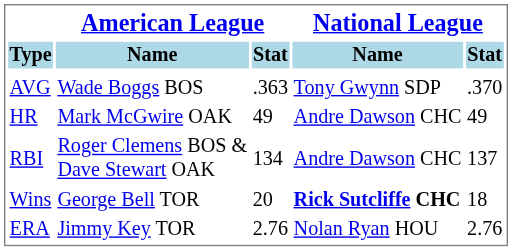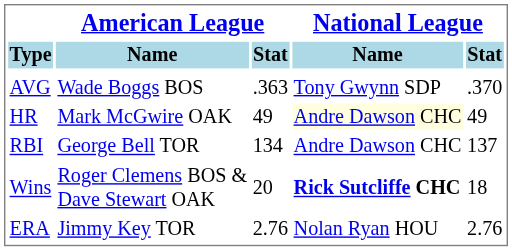(378, 116) no background -> (378, 116) lightyellow background
(152, 157) Roger Clemens BOS & Dave Stewart OAK -> (128, 145) George Bell TOR
(128, 199) George Bell TOR -> (152, 187) Roger Clemens BOS & Dave Stewart OAK
